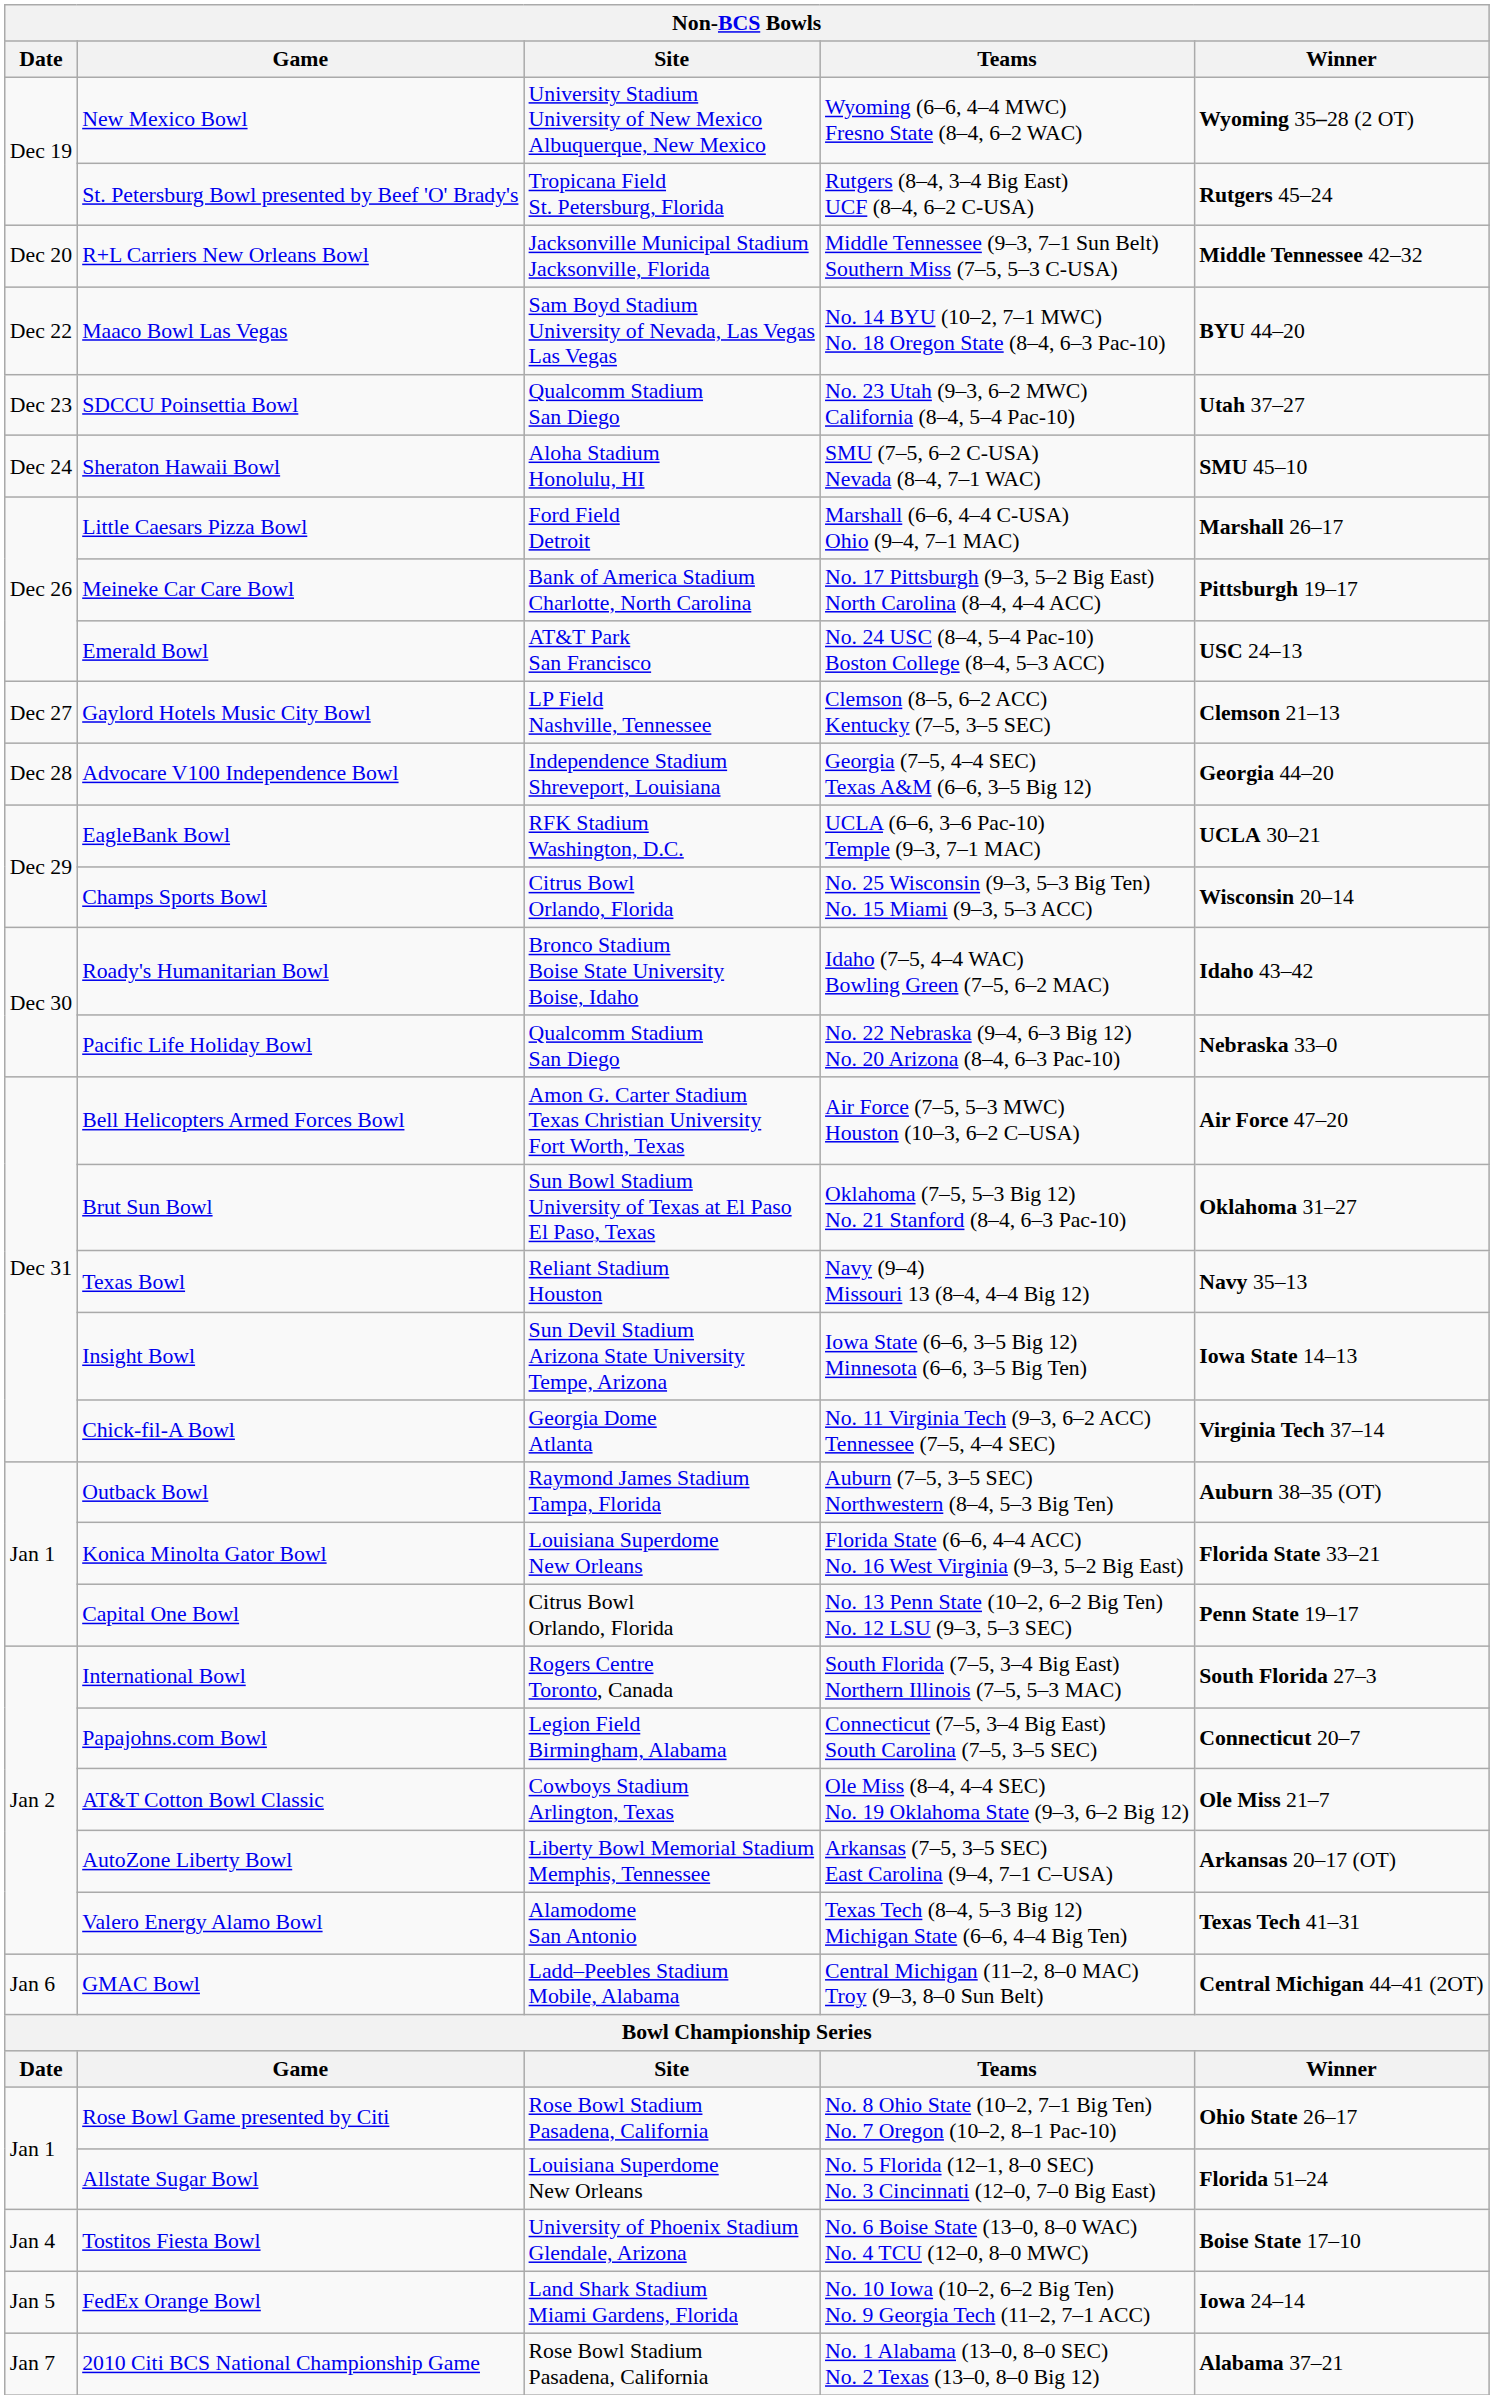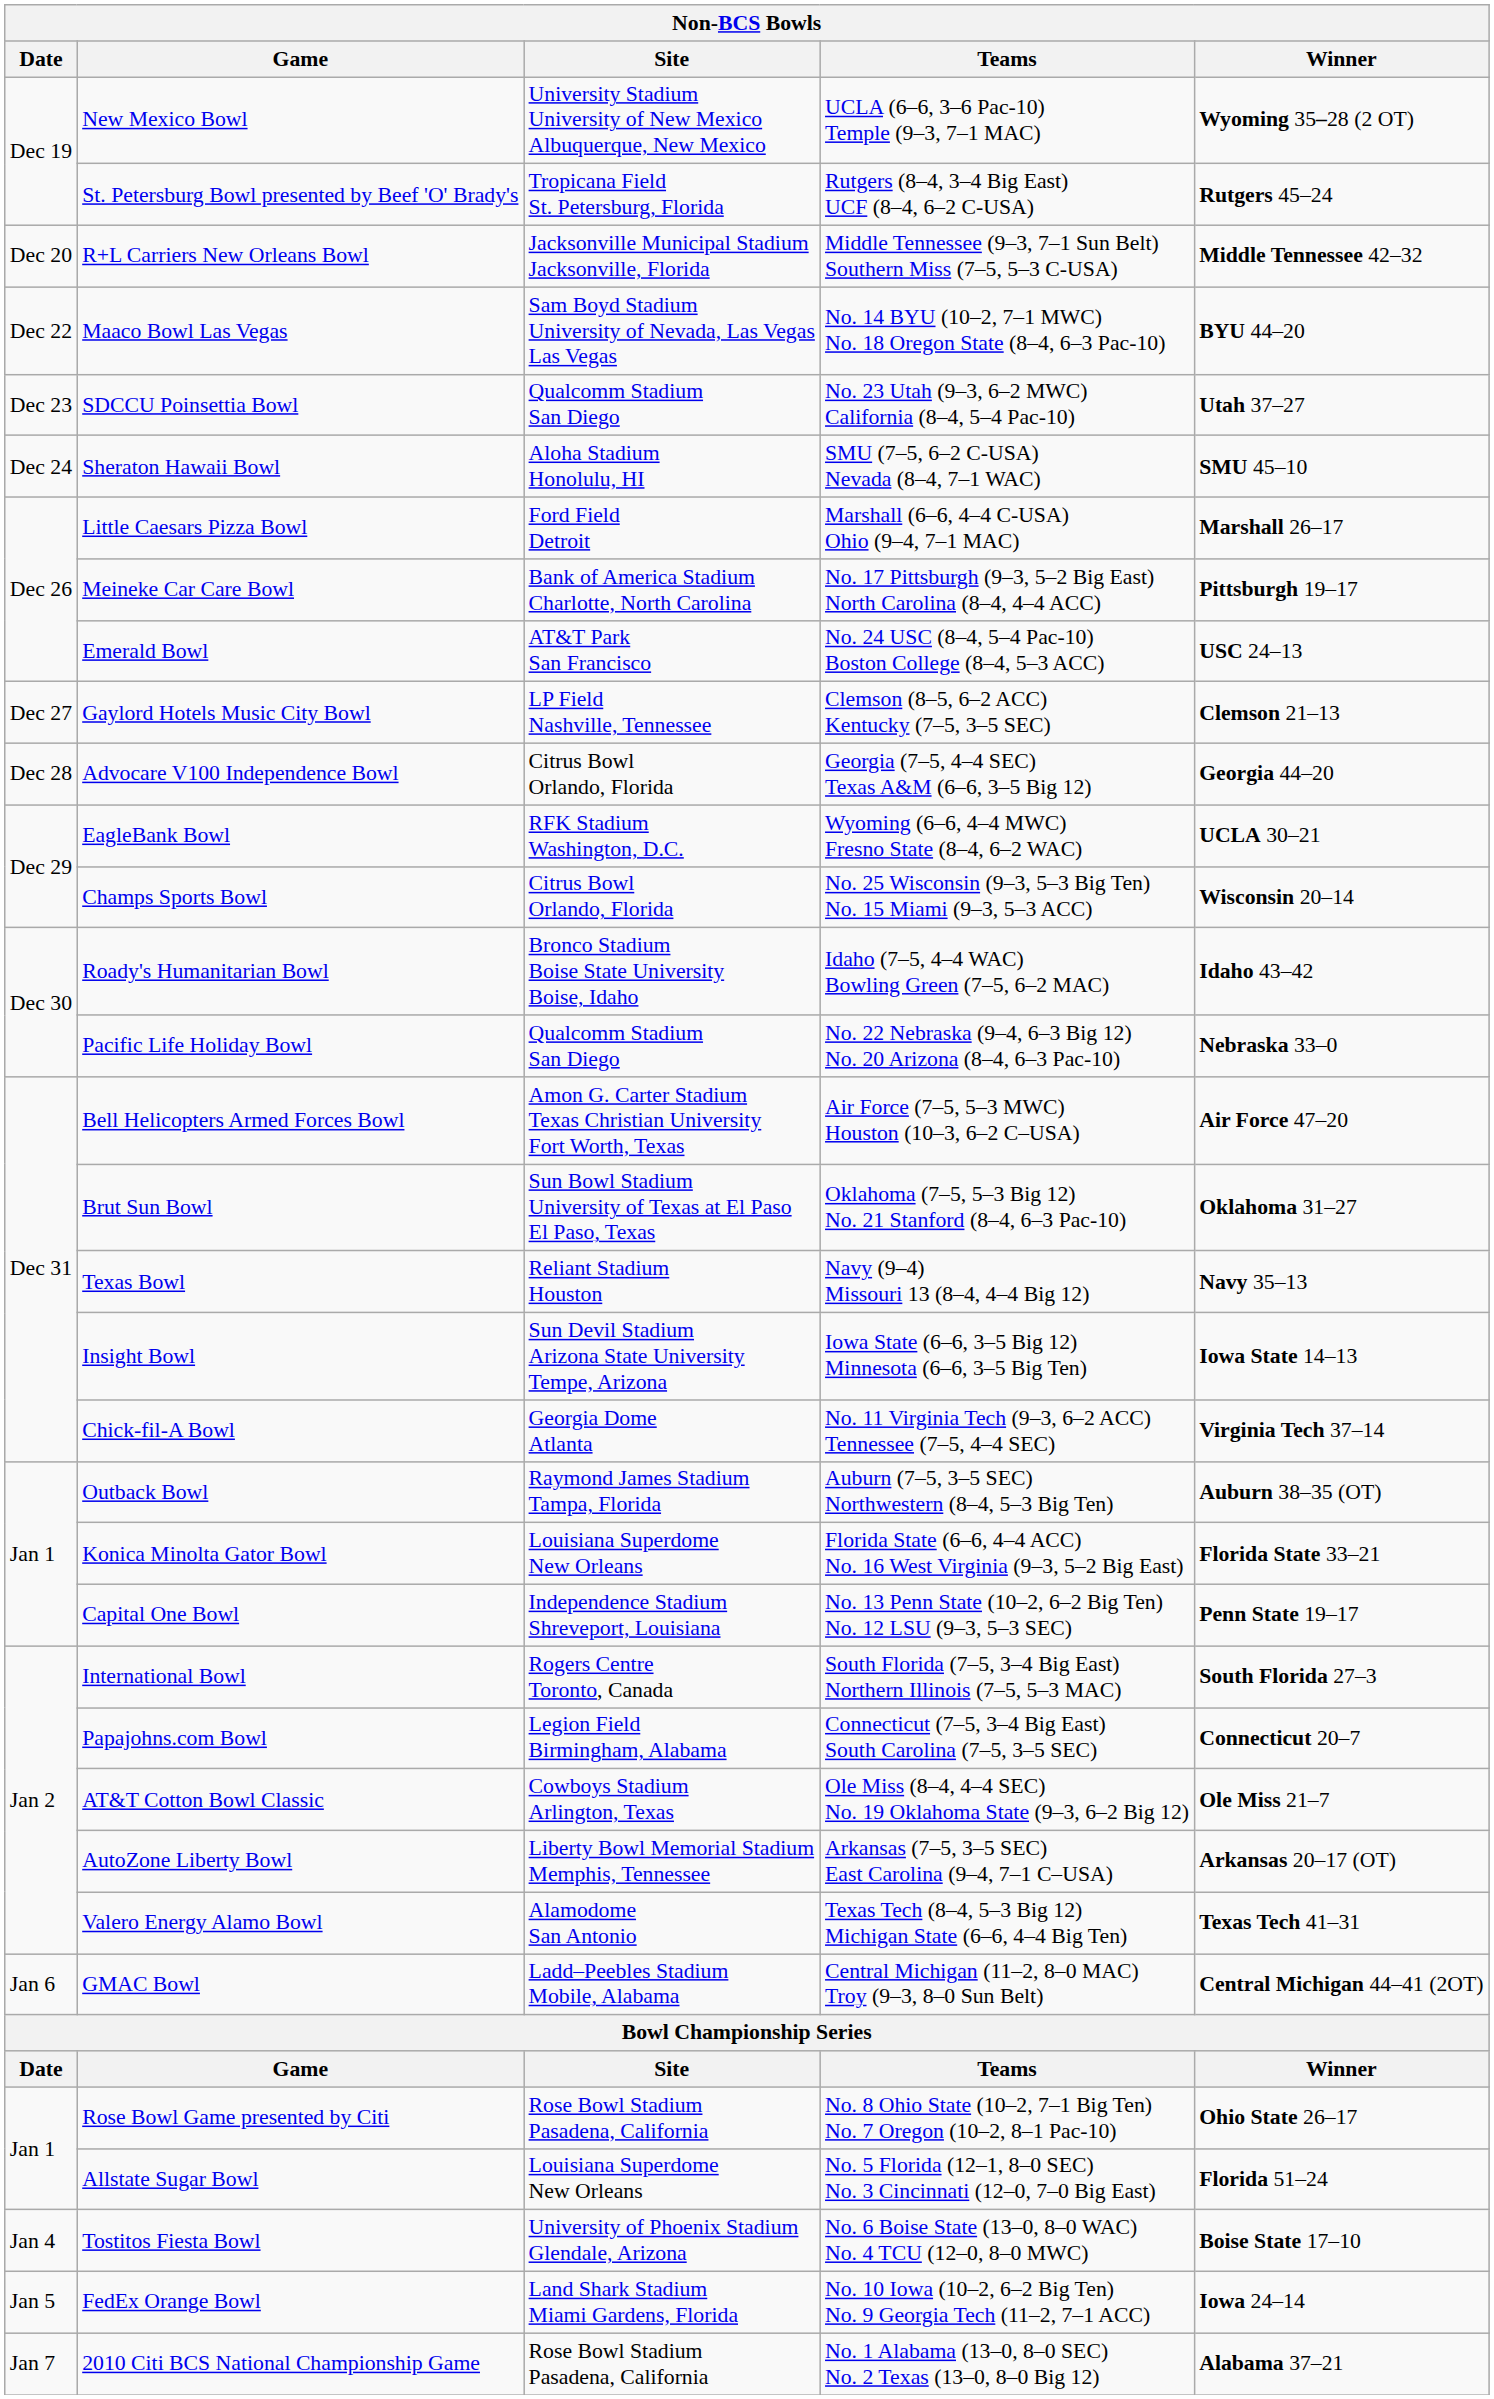(954, 120) Wyoming (6–6, 4–4 MWC) Fresno State (8–4, 6–2 WAC) -> (935, 120) UCLA (6–6, 3–6 Pac-10) Temple (9–3, 7–1 MAC)
(628, 774) Independence Stadium Shreveport, Louisiana -> (601, 774) Citrus Bowl Orlando, Florida
(935, 835) UCLA (6–6, 3–6 Pac-10) Temple (9–3, 7–1 MAC) -> (954, 835) Wyoming (6–6, 4–4 MWC) Fresno State (8–4, 6–2 WAC)
(601, 1615) Citrus Bowl Orlando, Florida -> (628, 1615) Independence Stadium Shreveport, Louisiana
